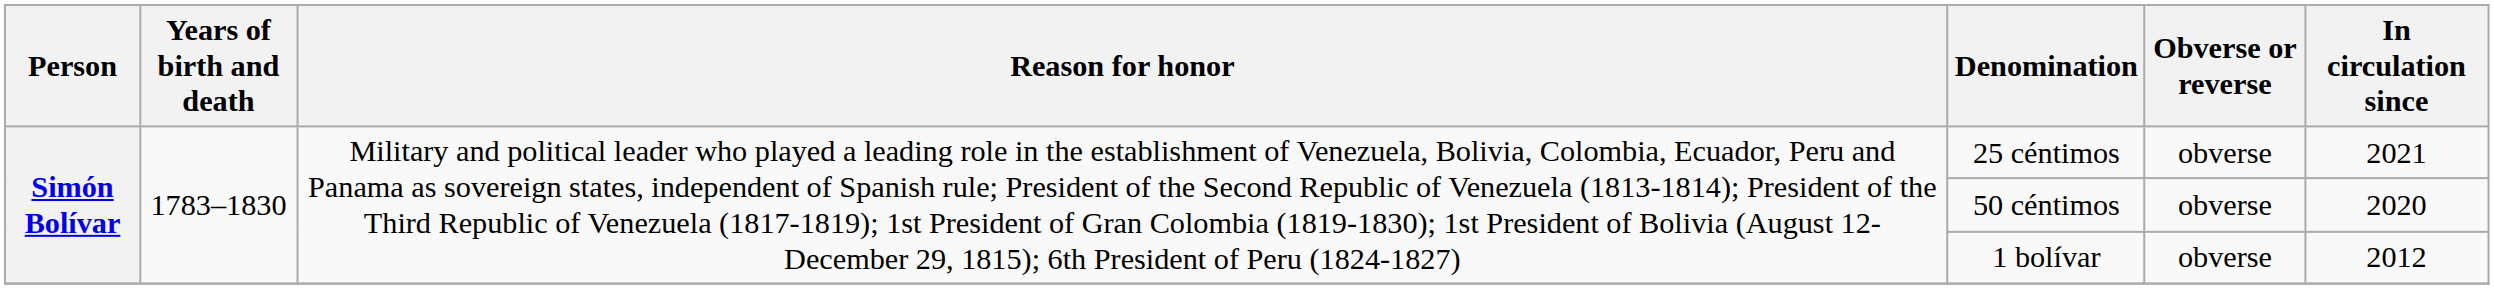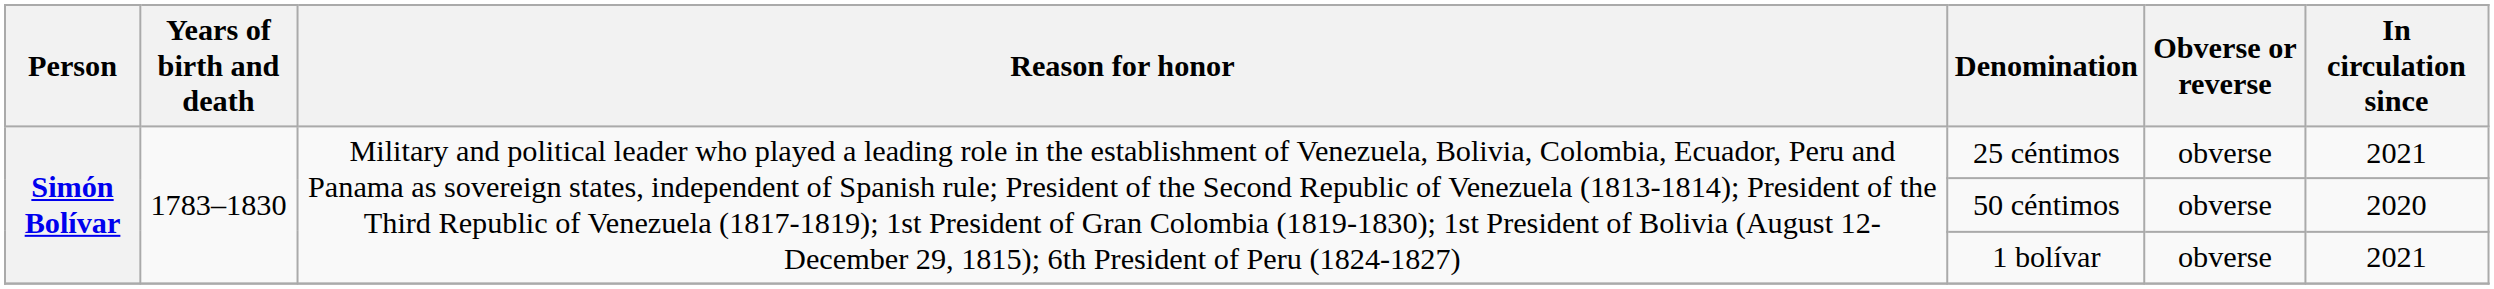(2397, 257) 2012 -> (2397, 257) 2021
